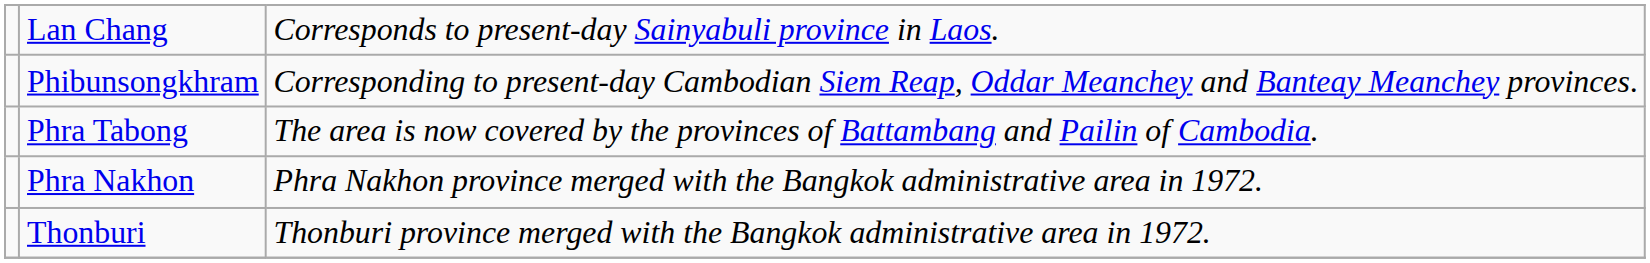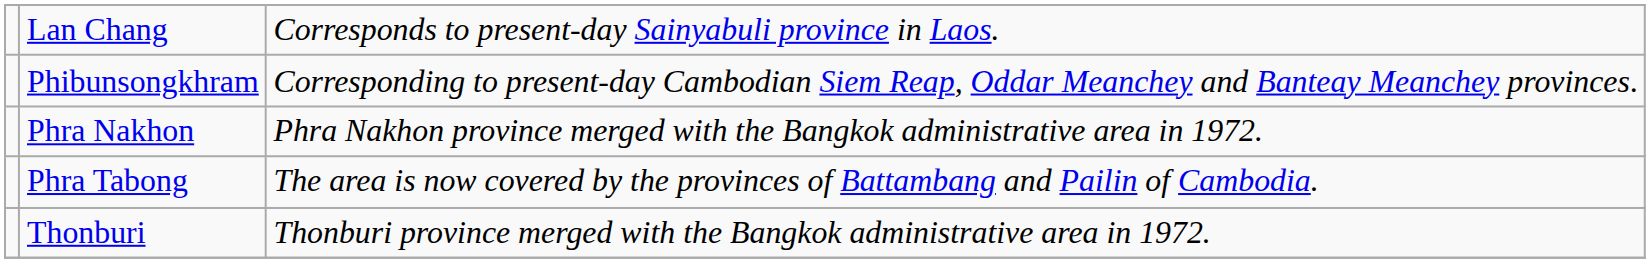rows swapped: (107, 130) <-> (111, 181)
